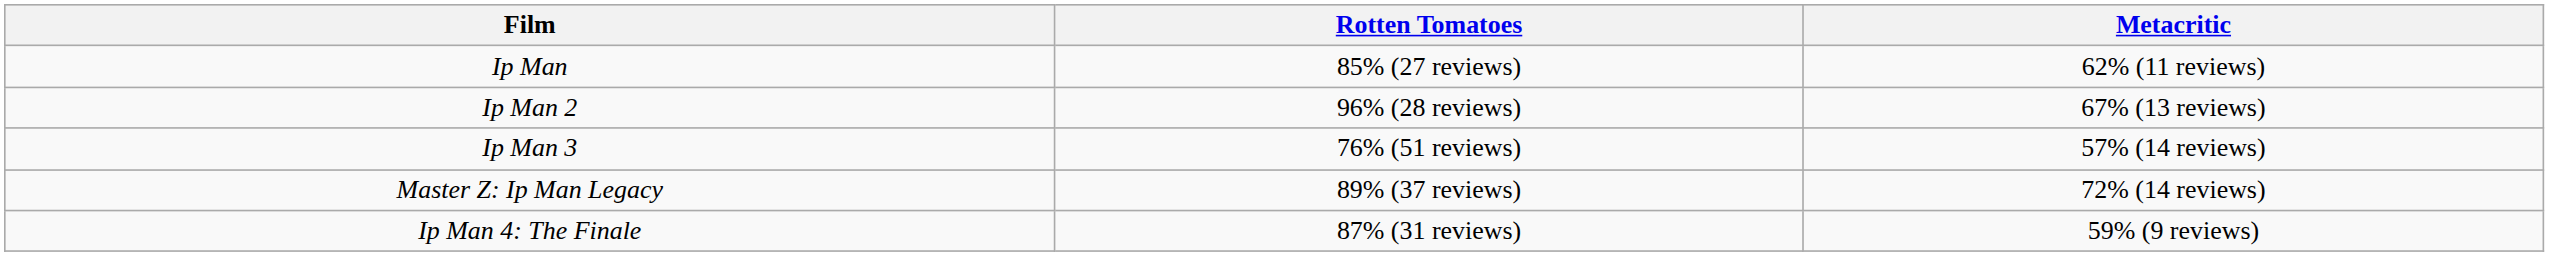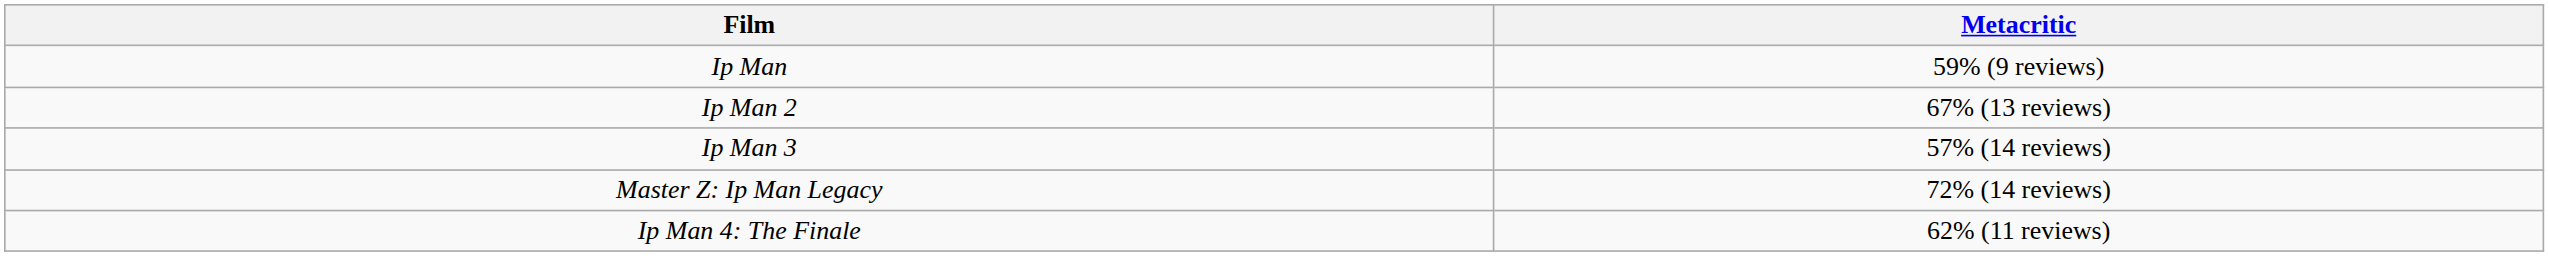- column: (1429, 25)
(2173, 66) 62% (11 reviews) -> (2019, 66) 59% (9 reviews)
(2173, 230) 59% (9 reviews) -> (2019, 230) 62% (11 reviews)
